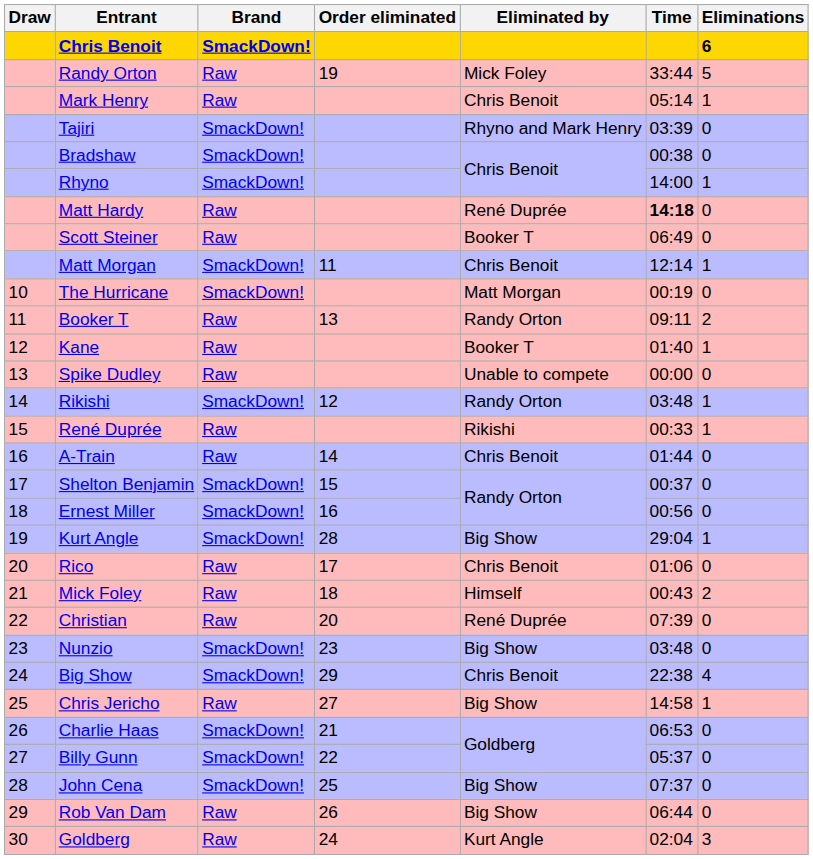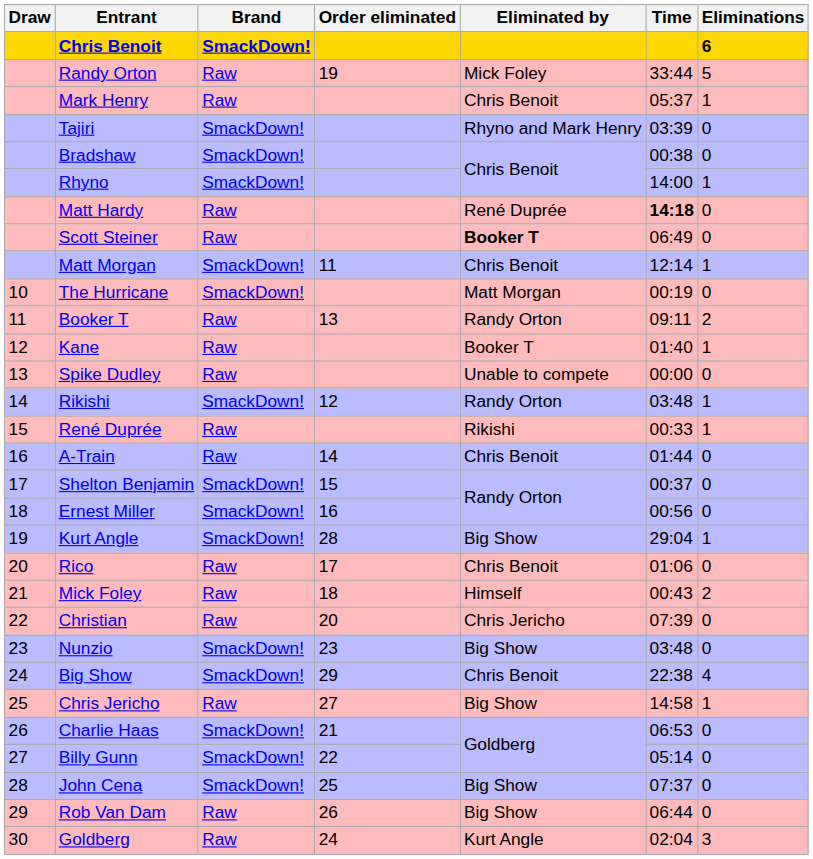(671, 100) 05:14 -> (671, 100) 05:37
(499, 237) normal -> (501, 237) bold
(515, 621) René Duprée -> (514, 621) Chris Jericho
(671, 758) 05:37 -> (671, 758) 05:14
